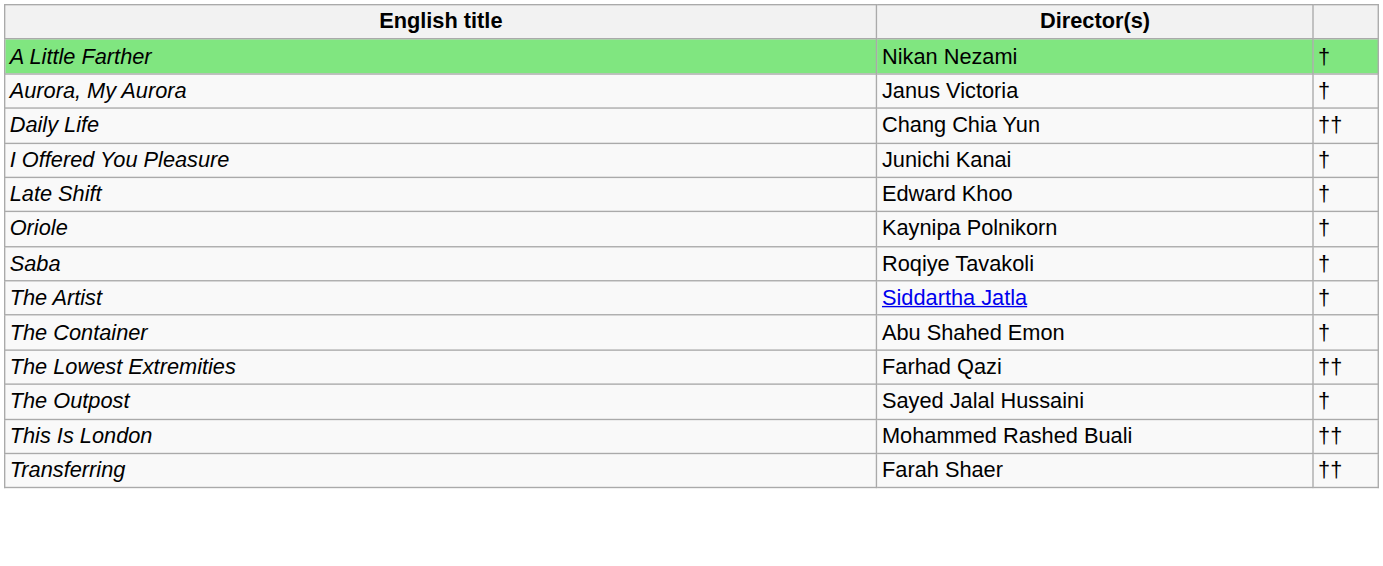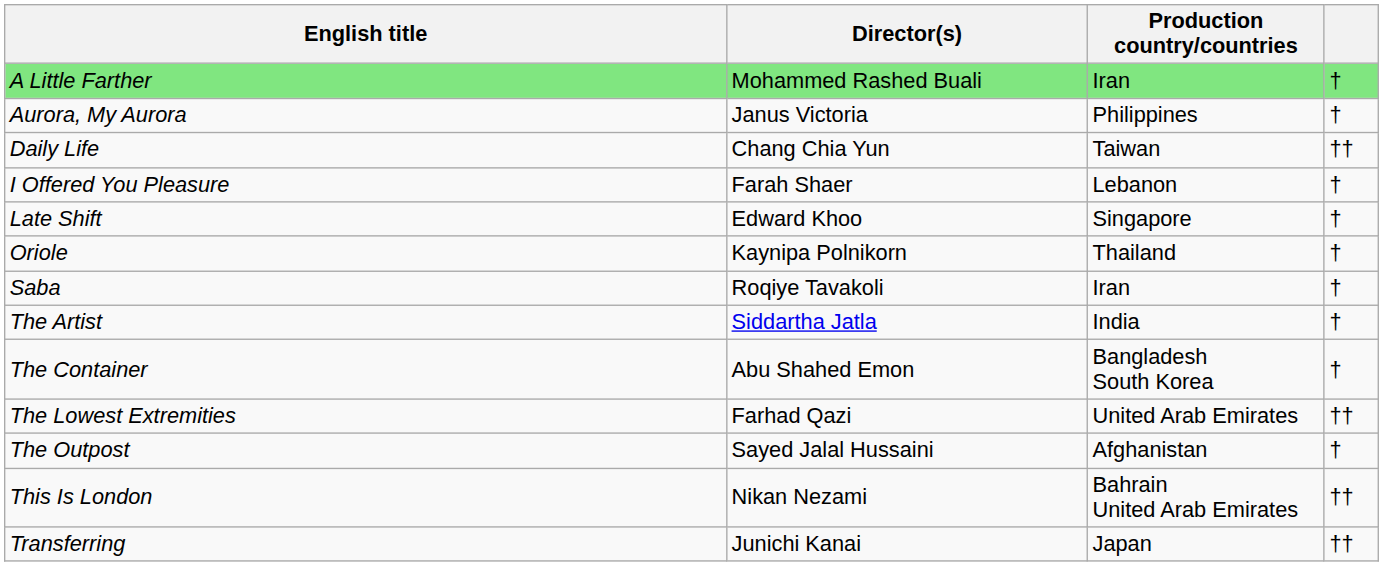+ column: (1206, 33)
(950, 56) Nikan Nezami -> (857, 80) Mohammed Rashed Buali
(947, 159) Junichi Kanai -> (792, 184) Farah Shaer
(1007, 435) Mohammed Rashed Buali -> (799, 497) Nikan Nezami
(942, 470) Farah Shaer -> (796, 543) Junichi Kanai
